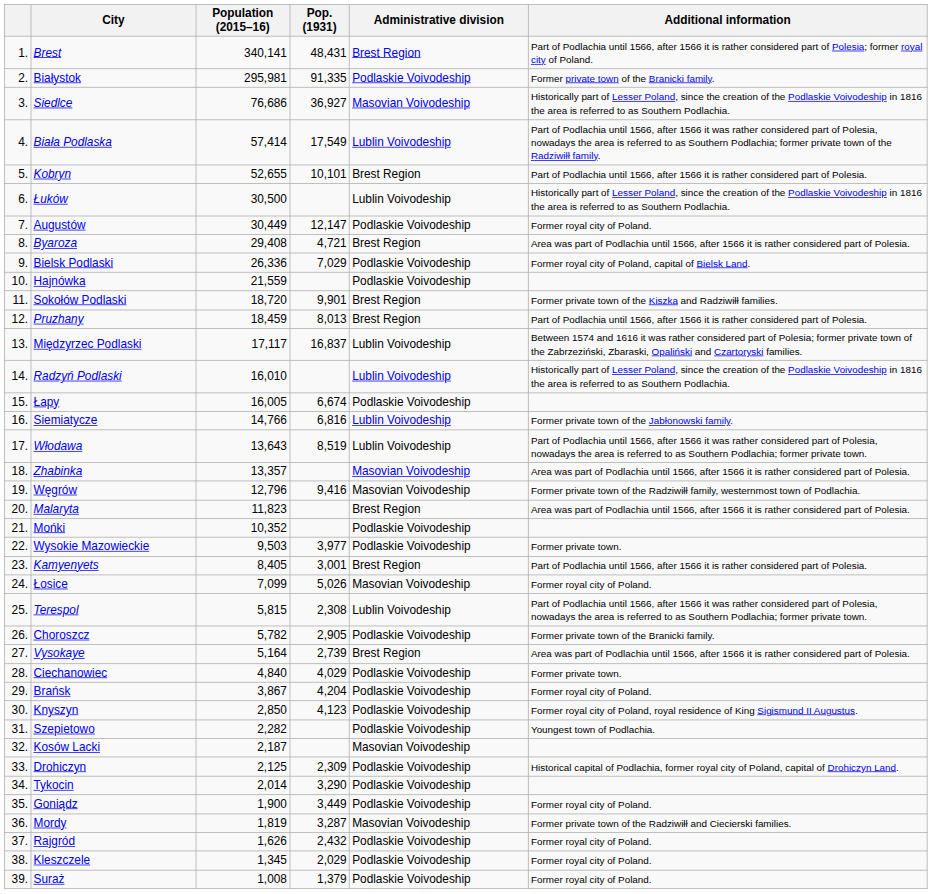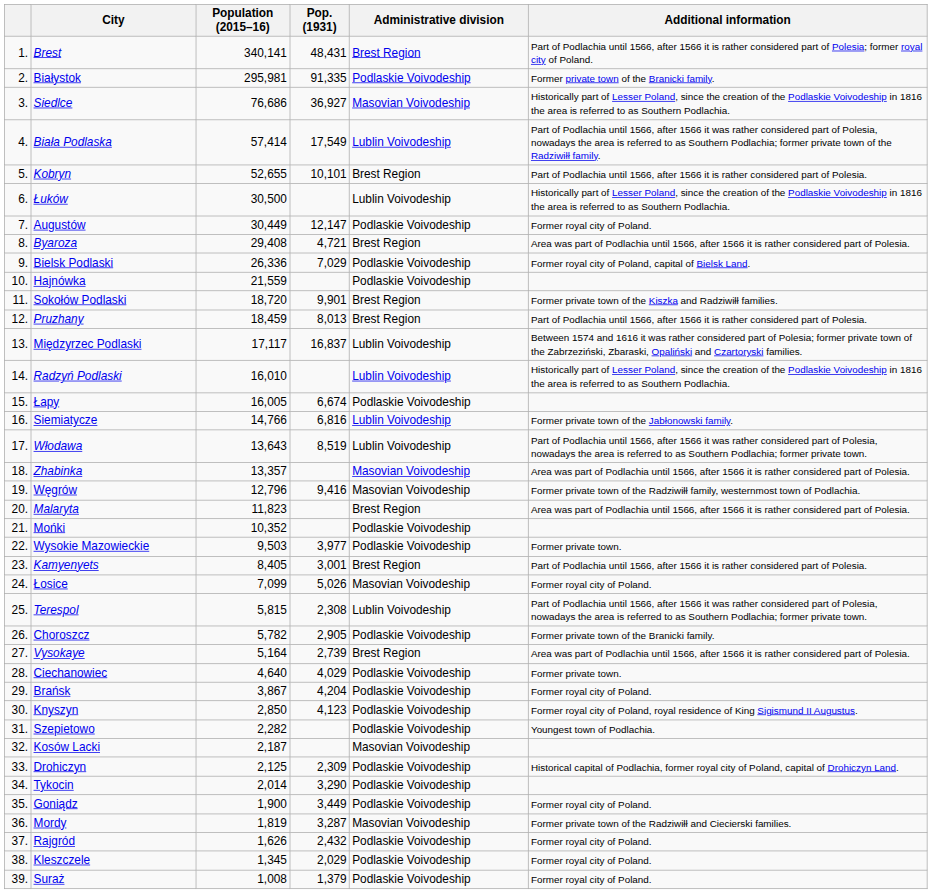(272, 672) 4,840 -> (272, 672) 4,640
